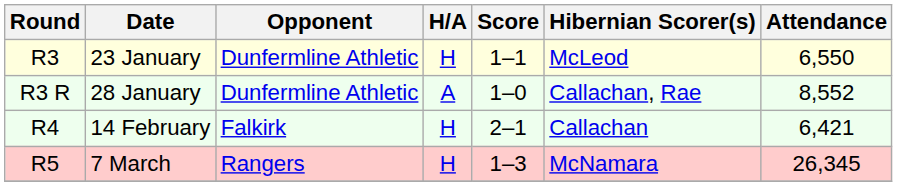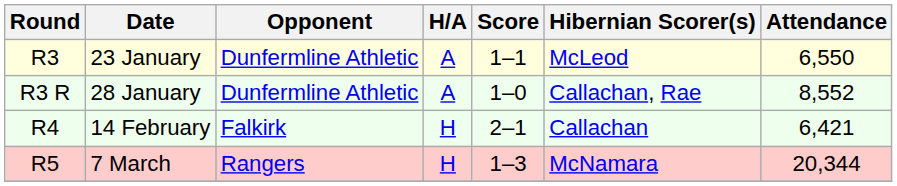(448, 57) H -> (448, 57) A
(827, 163) 26,345 -> (827, 163) 20,344
